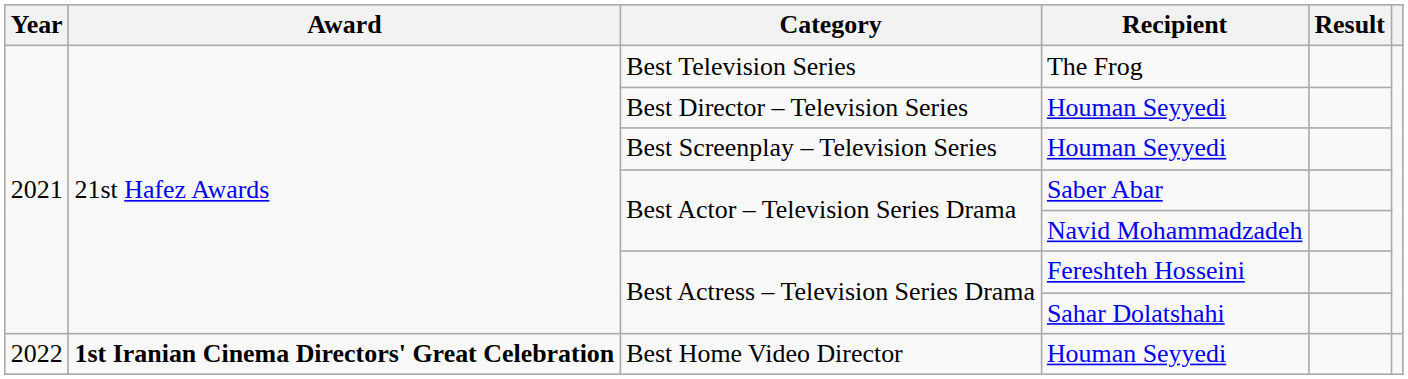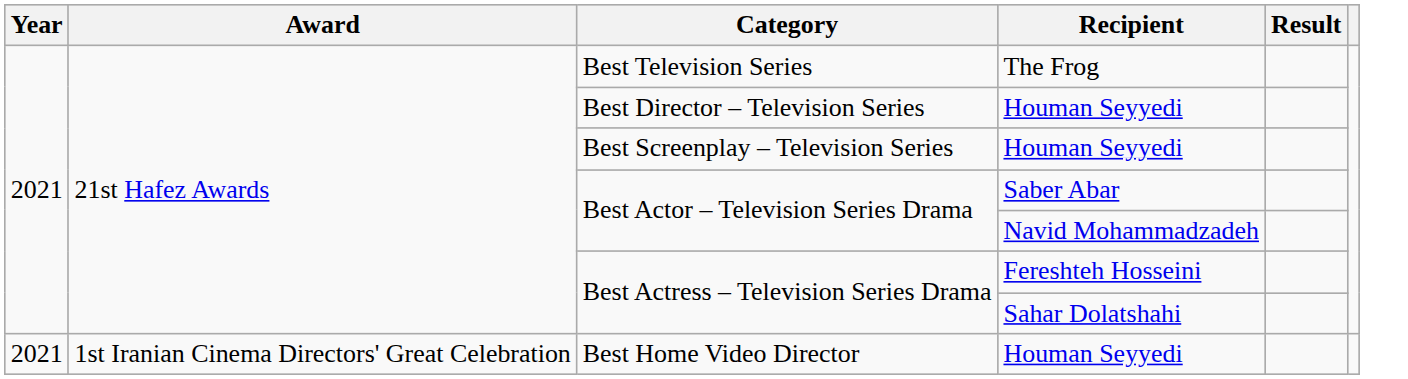(37, 353) 2022 -> (37, 353) 2021
(344, 353) bold -> (323, 353) normal
